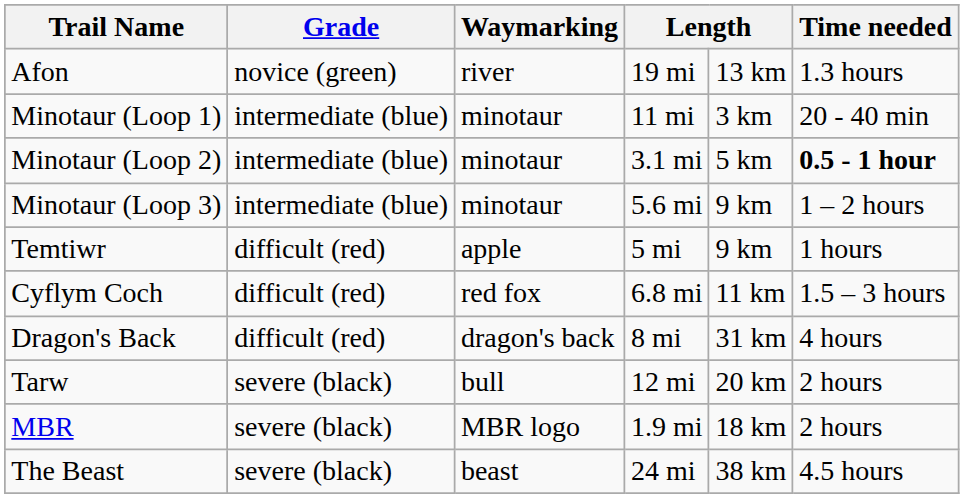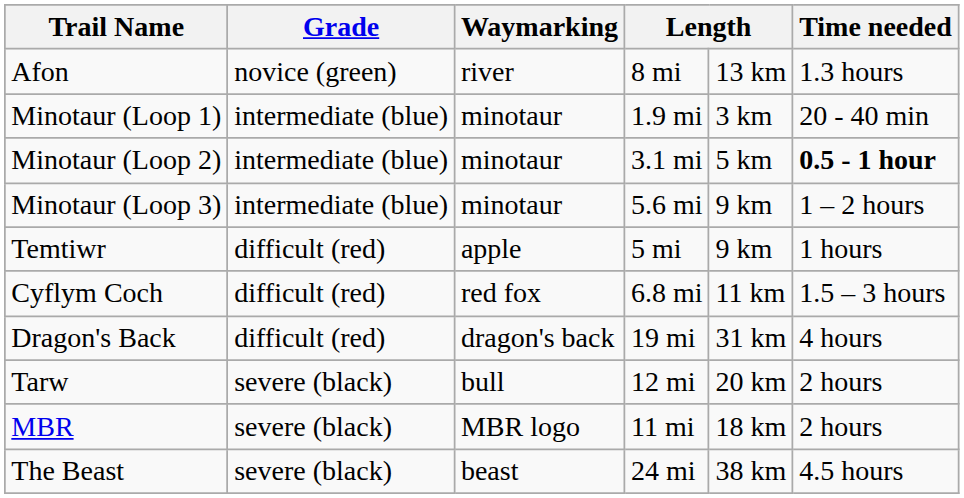(663, 71) 19 mi -> (656, 71) 8 mi
(663, 115) 11 mi -> (667, 115) 1.9 mi
(656, 337) 8 mi -> (663, 337) 19 mi
(667, 426) 1.9 mi -> (663, 426) 11 mi
